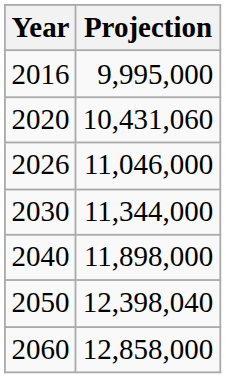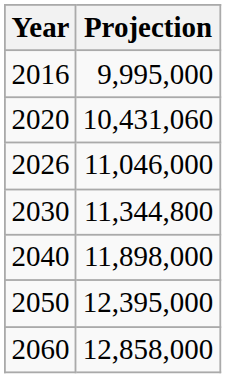(149, 211) 11,344,000 -> (149, 211) 11,344,800
(148, 303) 12,398,040 -> (148, 303) 12,395,000
